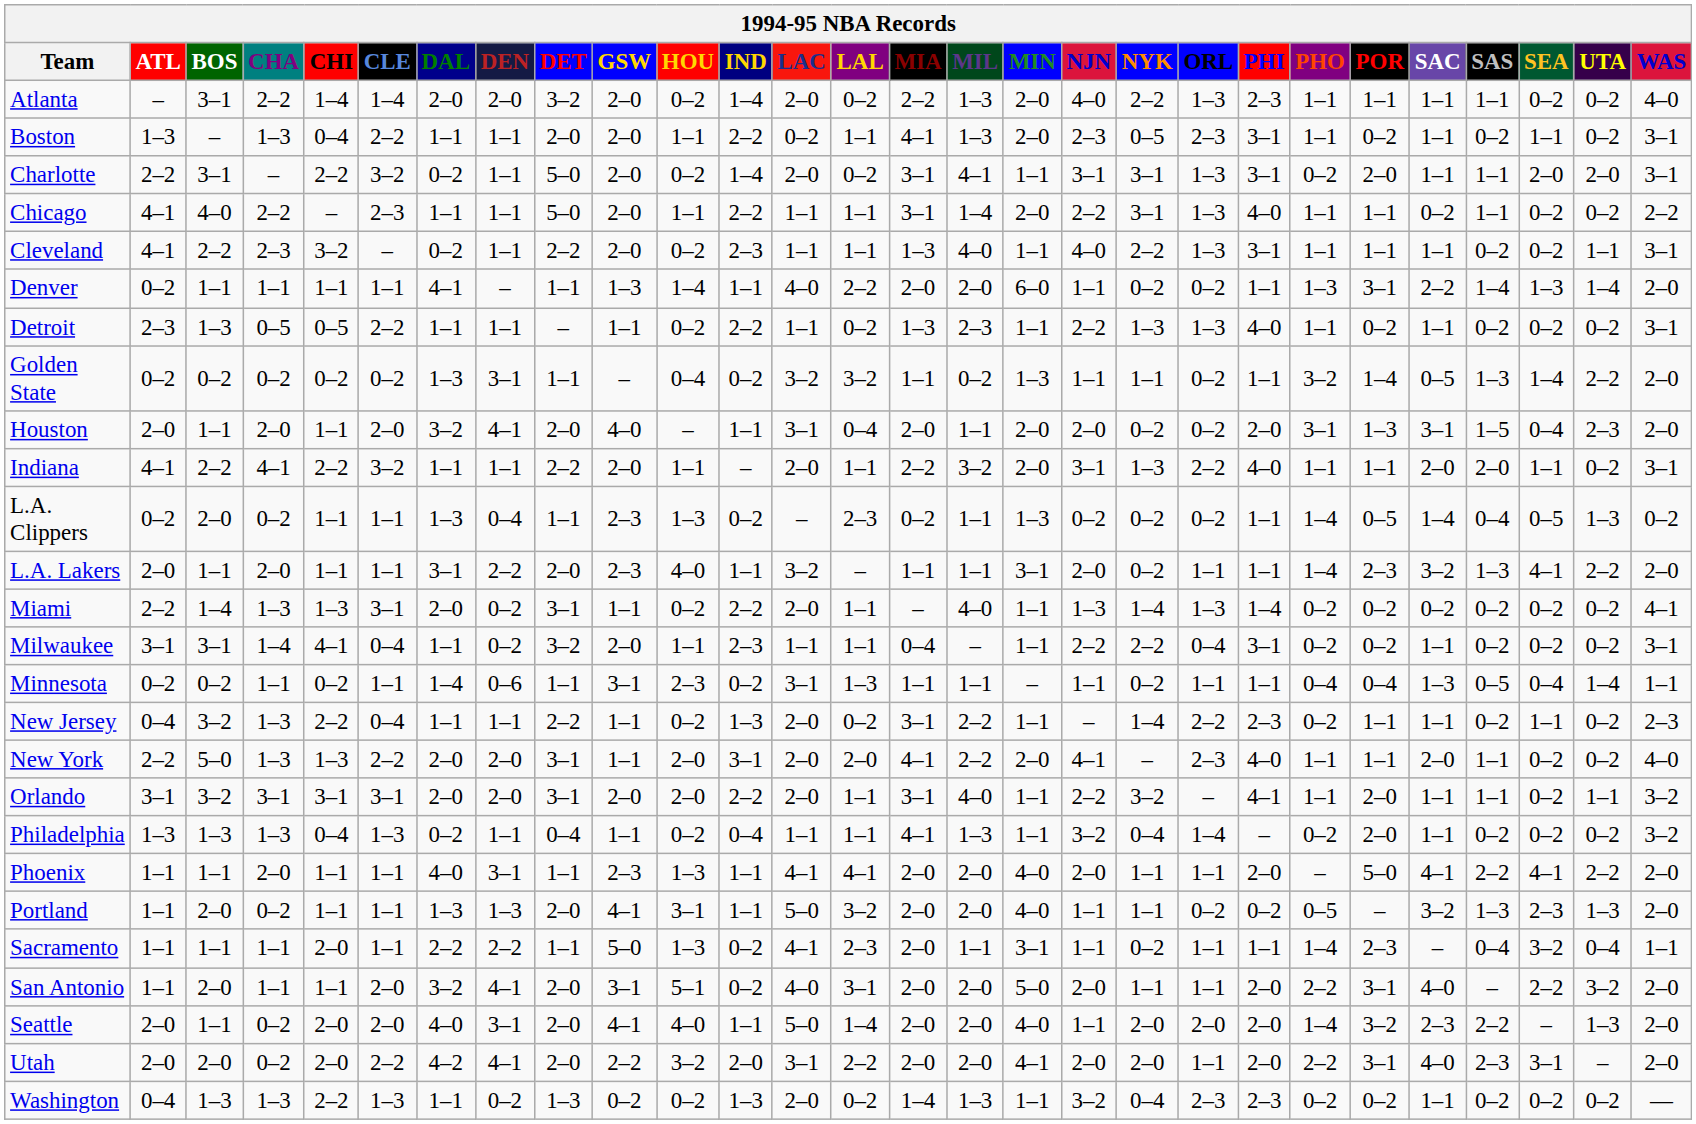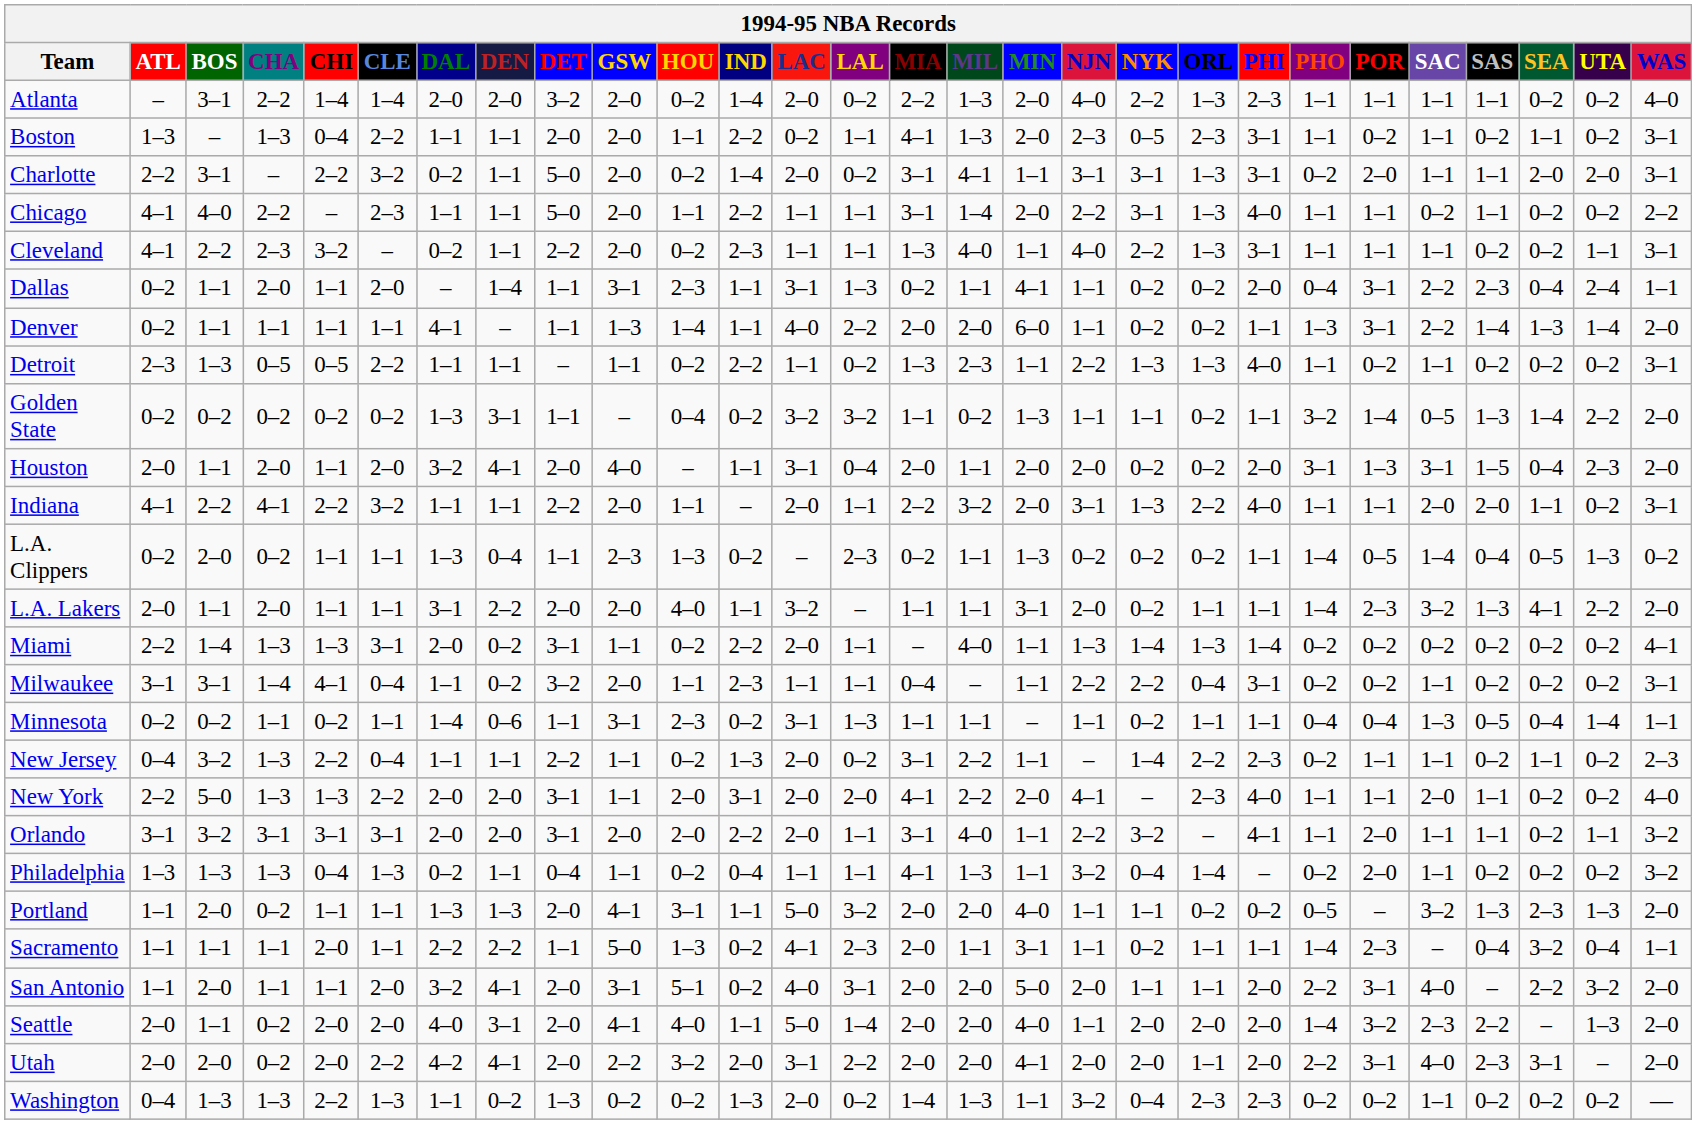+ row: (39, 288)
(624, 569) 2–3 -> (624, 607) 2–0
- row: (48, 872)
